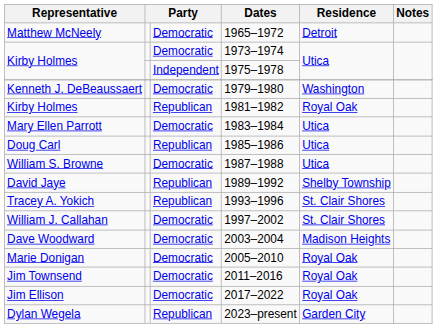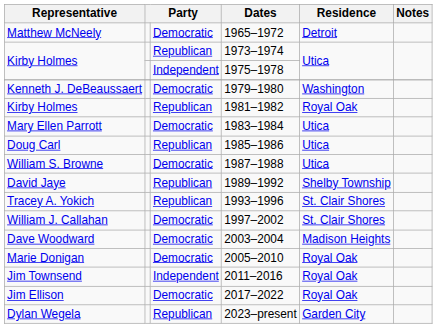(183, 51) Democratic -> (183, 51) Republican
(183, 276) Democratic -> (186, 276) Independent
